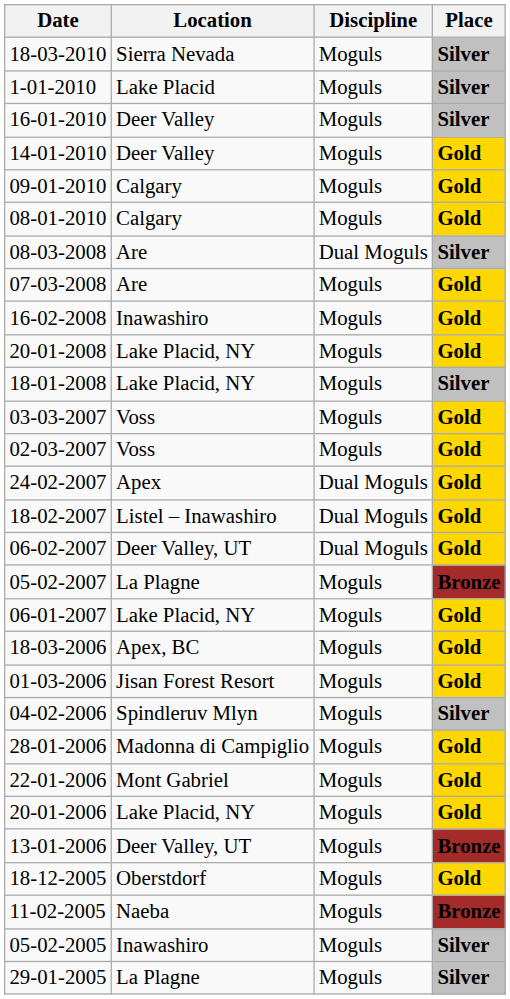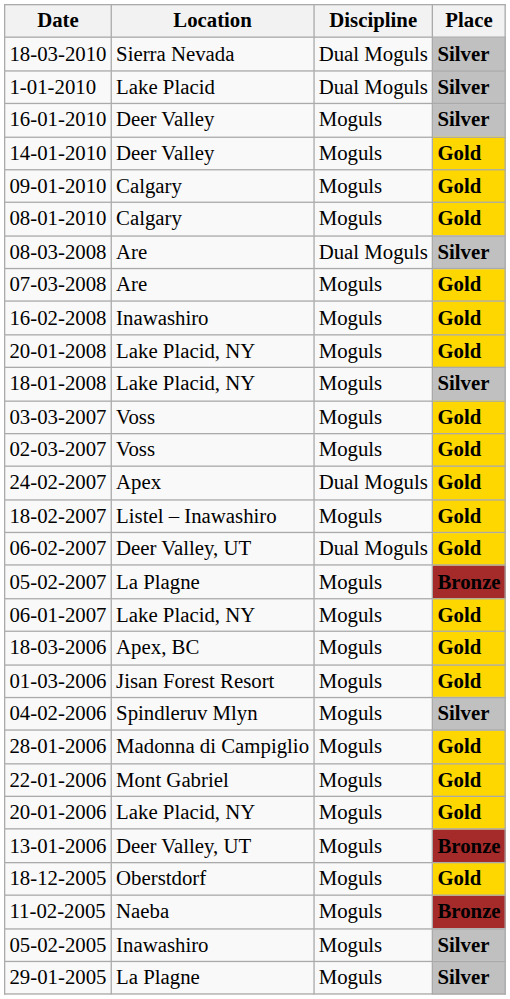(350, 53) Moguls -> (373, 53) Dual Moguls
(350, 86) Moguls -> (373, 86) Dual Moguls
(373, 515) Dual Moguls -> (350, 515) Moguls
